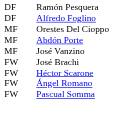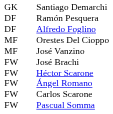+ row: (72, 7)
- row: (60, 40)
+ row: (64, 94)
